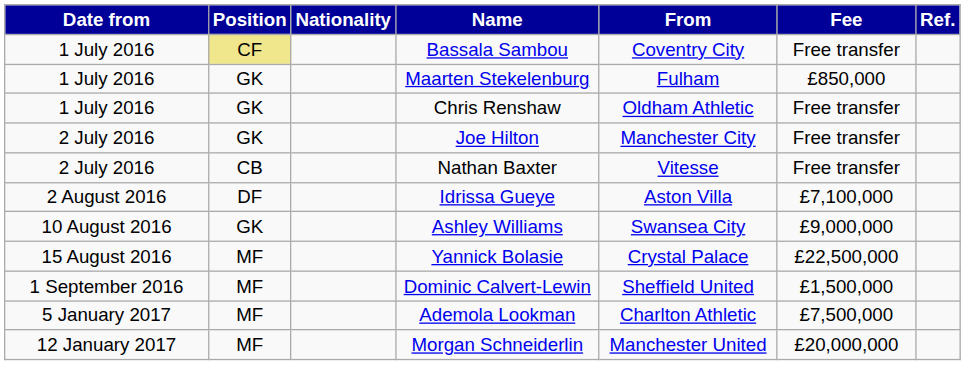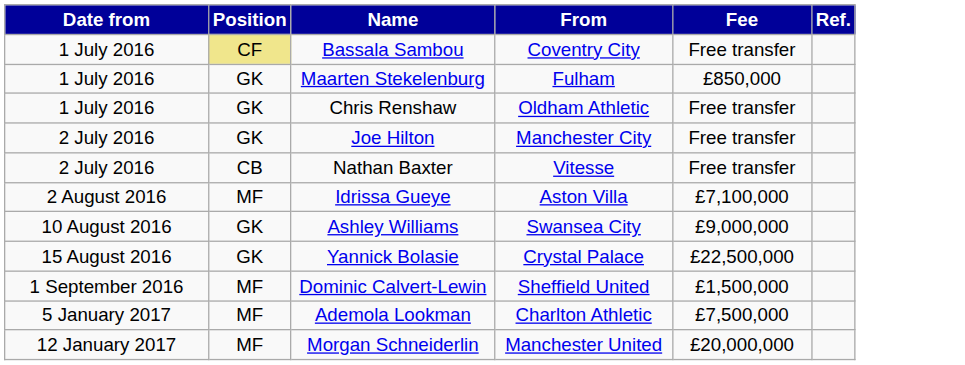- column: (343, 20)
(250, 197) DF -> (250, 197) MF
(250, 256) MF -> (250, 256) GK
